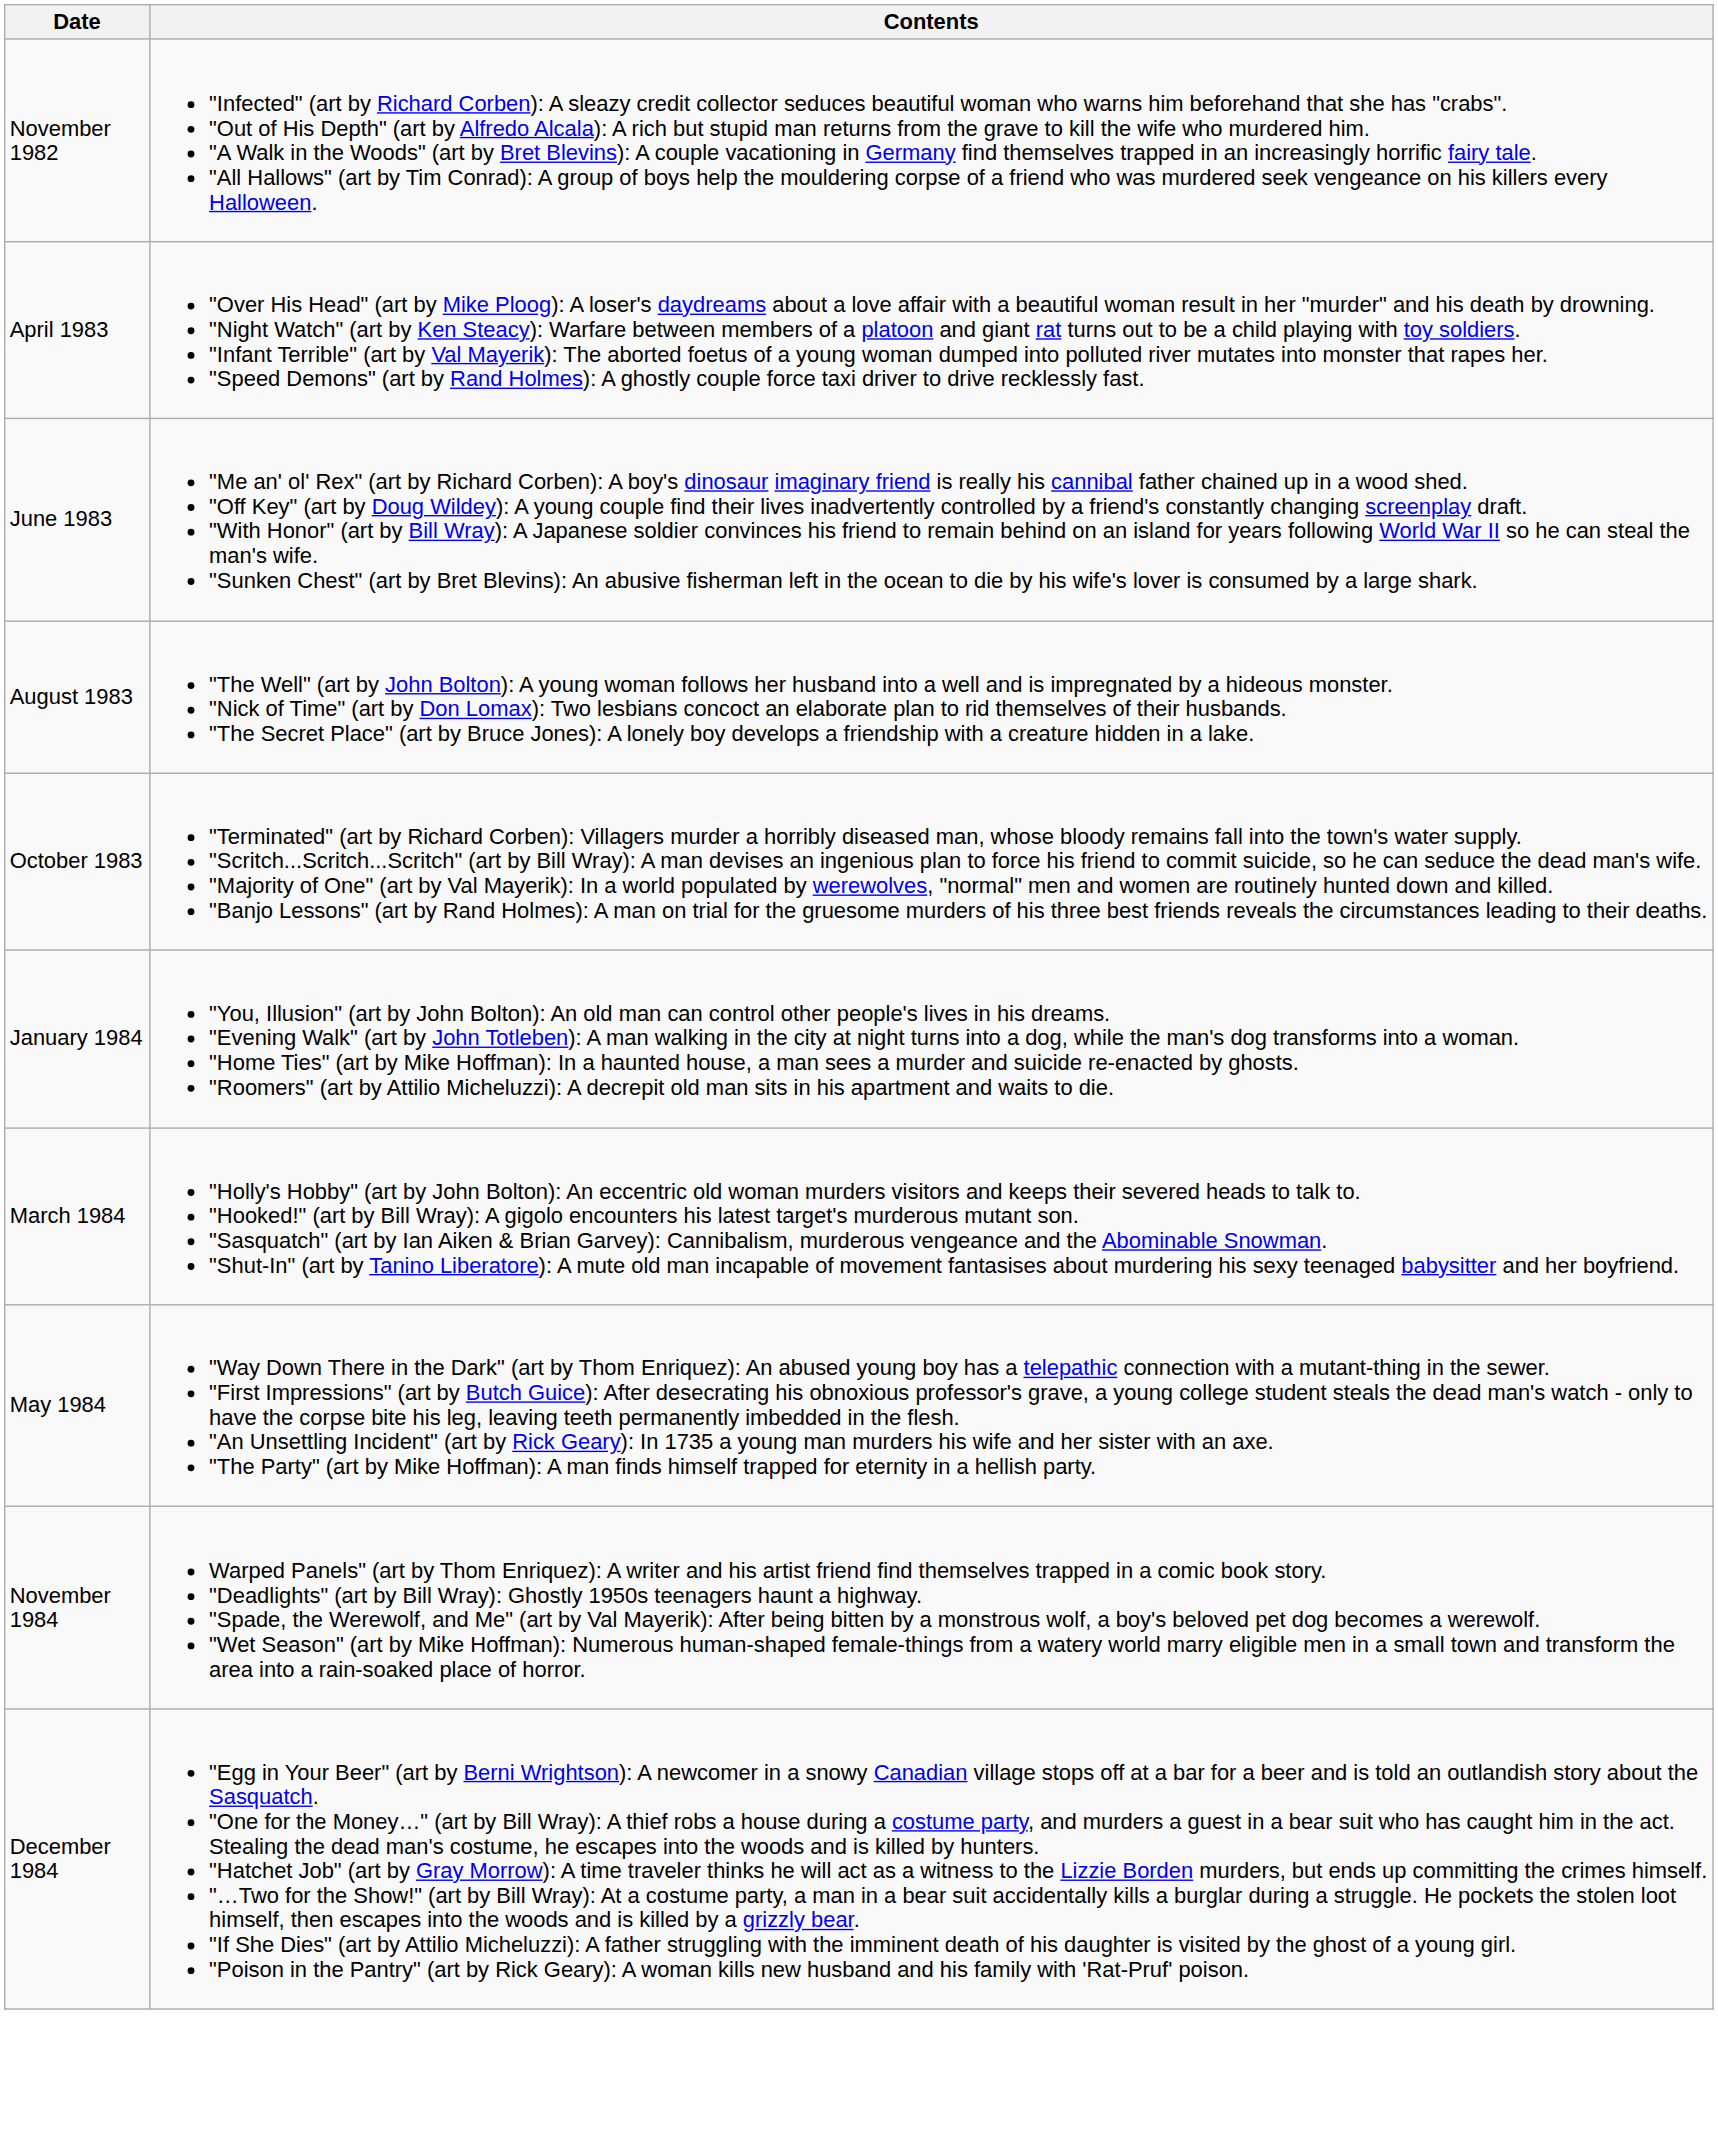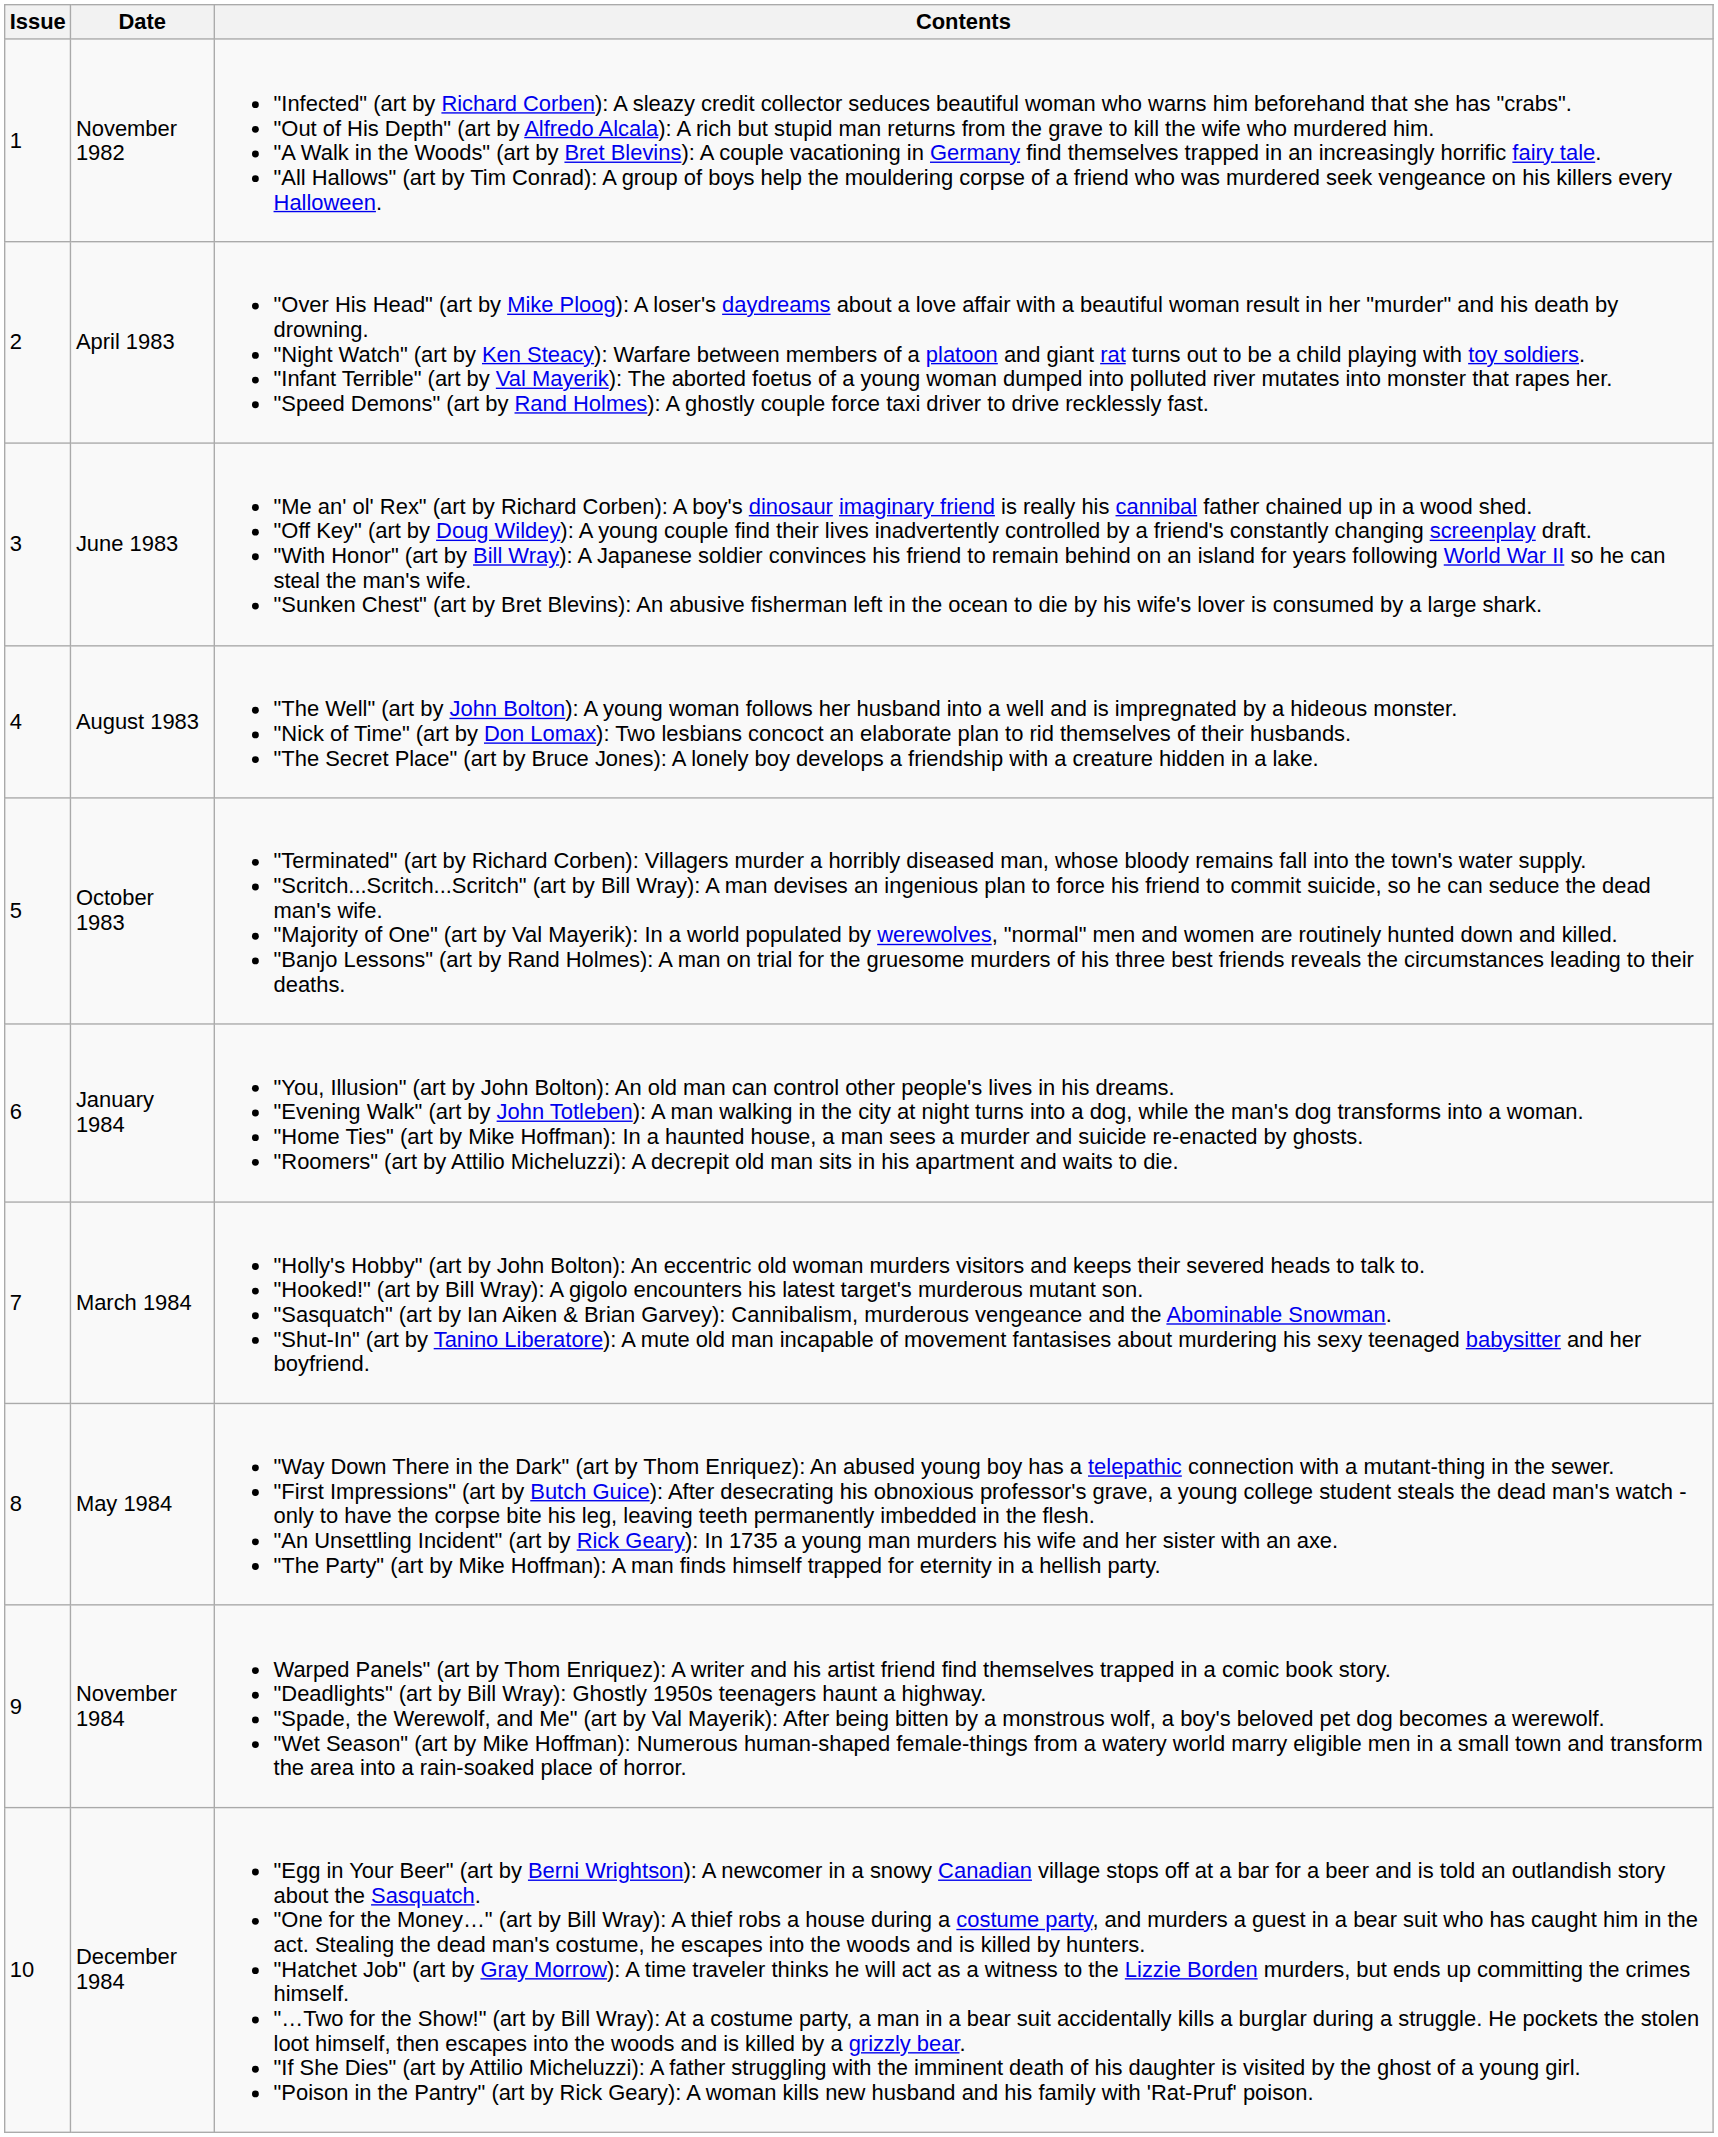+ column: (38, 21)
